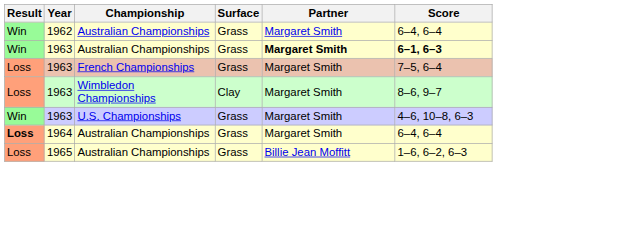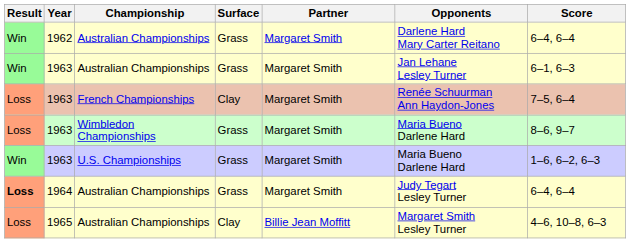+ column: (461, 13)
(306, 49) bold -> (303, 68) normal
(420, 49) bold -> (553, 68) normal
(233, 67) Grass -> (229, 99) Clay
(229, 91) Clay -> (233, 130) Grass
(435, 116) 4–6, 10–8, 6–3 -> (565, 161) 1–6, 6–2, 6–3
(233, 152) Grass -> (229, 222) Clay
(432, 152) 1–6, 6–2, 6–3 -> (568, 222) 4–6, 10–8, 6–3
